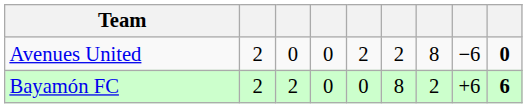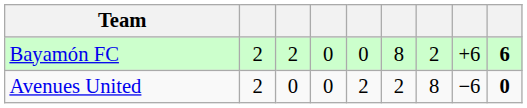rows swapped: (64, 86) <-> (75, 53)
